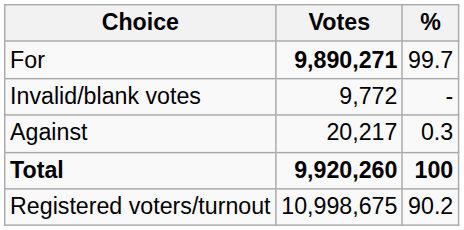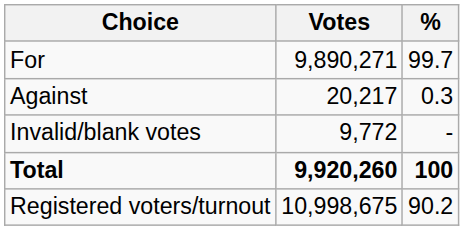(346, 59) bold -> (346, 59) normal
rows swapped: (49, 133) <-> (106, 96)
